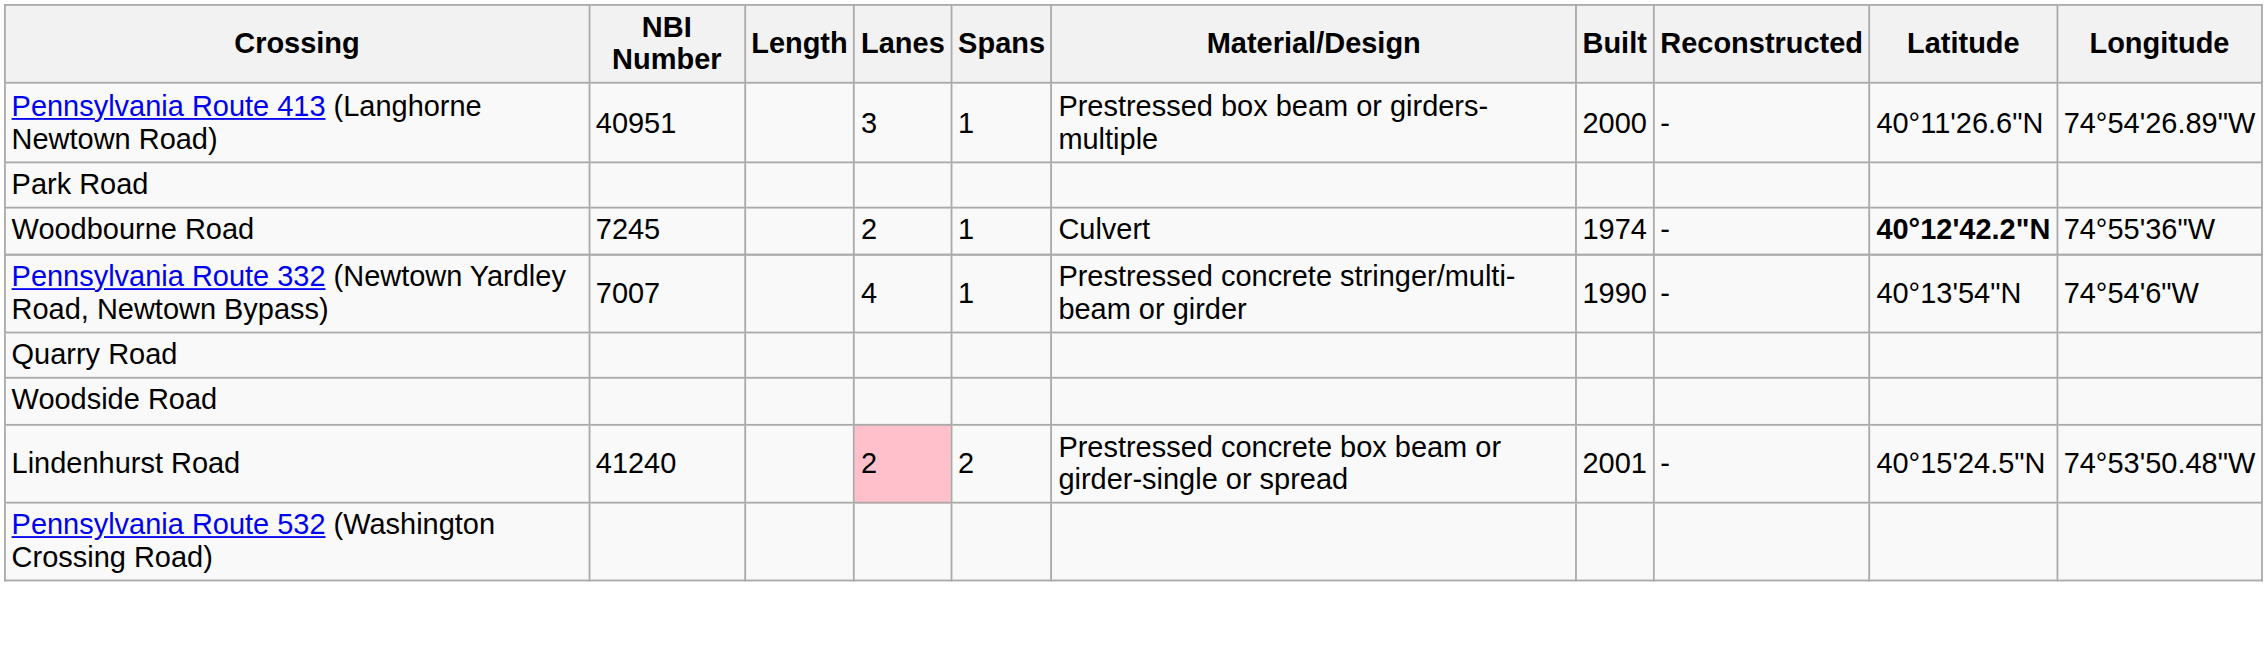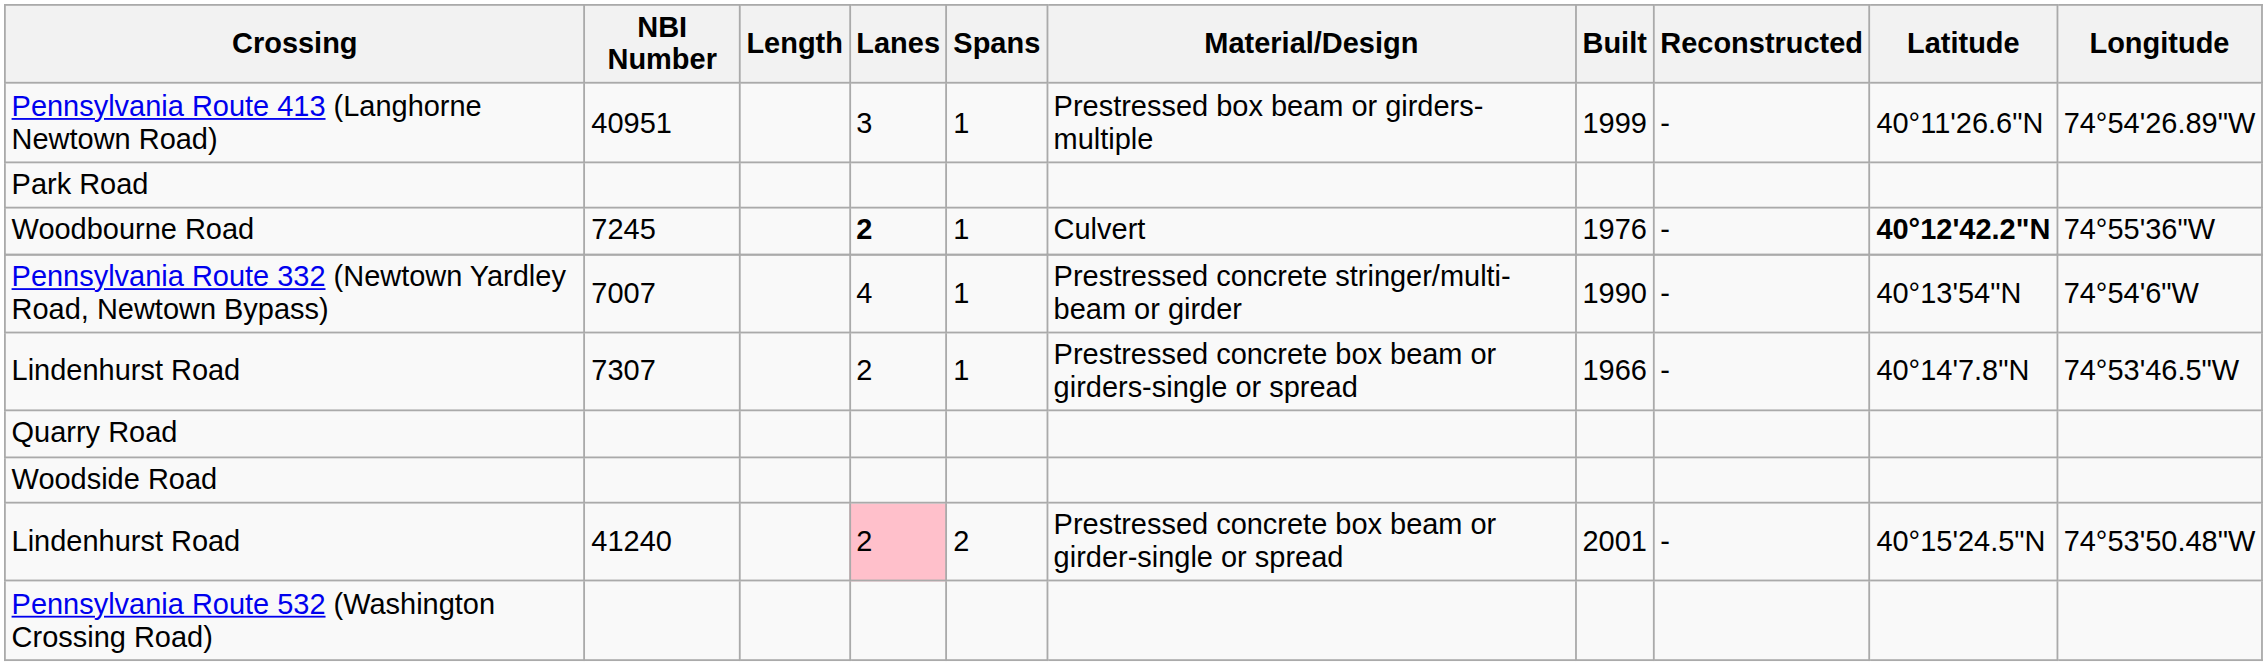(1615, 122) 2000 -> (1615, 122) 1999
(869, 230) normal -> (864, 230) bold
(1615, 230) 1974 -> (1615, 230) 1976
+ row: (126, 371)
